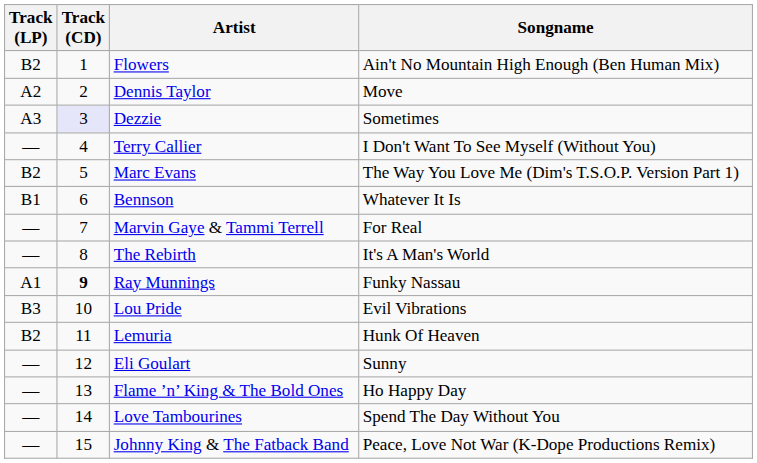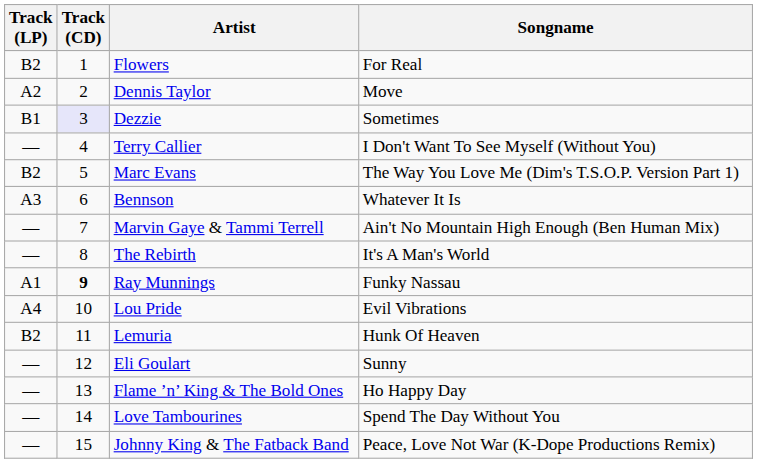(541, 64) Ain't No Mountain High Enough (Ben Human Mix) -> (392, 64) For Real
(31, 118) A3 -> (31, 118) B1
(31, 200) B1 -> (31, 200) A3
(392, 227) For Real -> (541, 227) Ain't No Mountain High Enough (Ben Human Mix)
(31, 308) B3 -> (31, 308) A4
